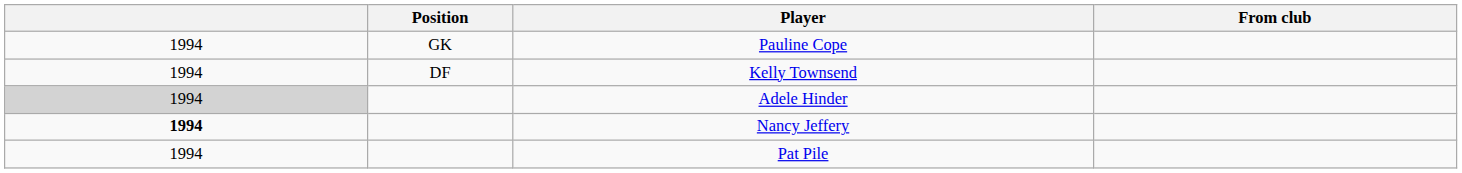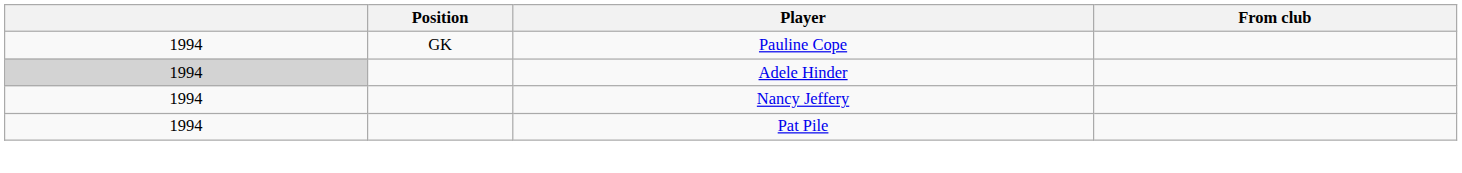- row: (803, 71)
(186, 126) bold -> (186, 99) normal
